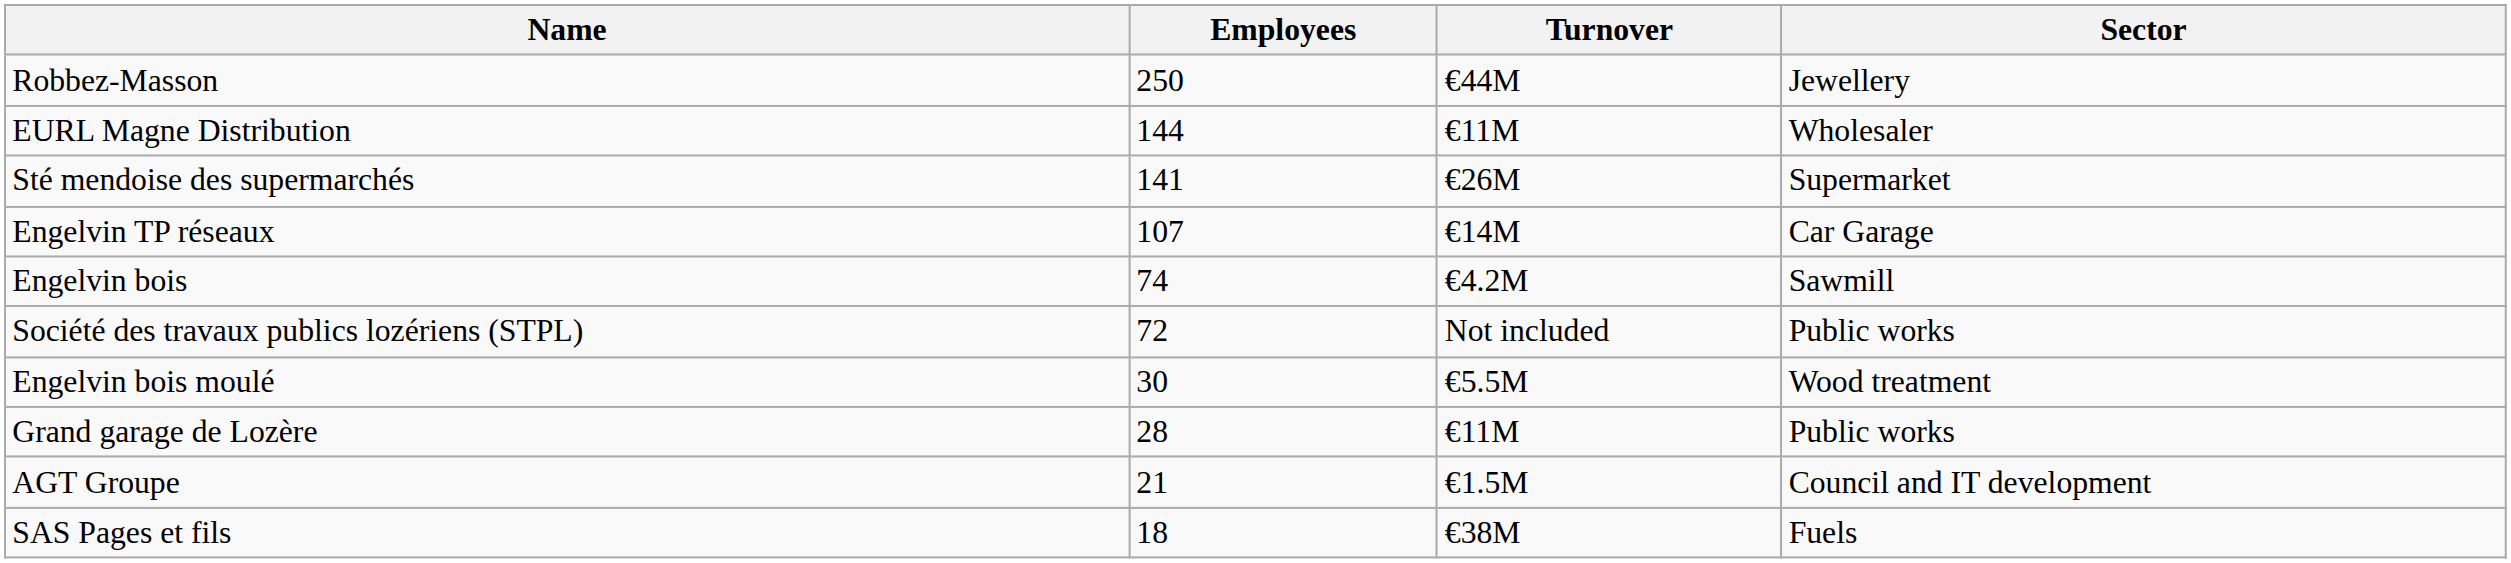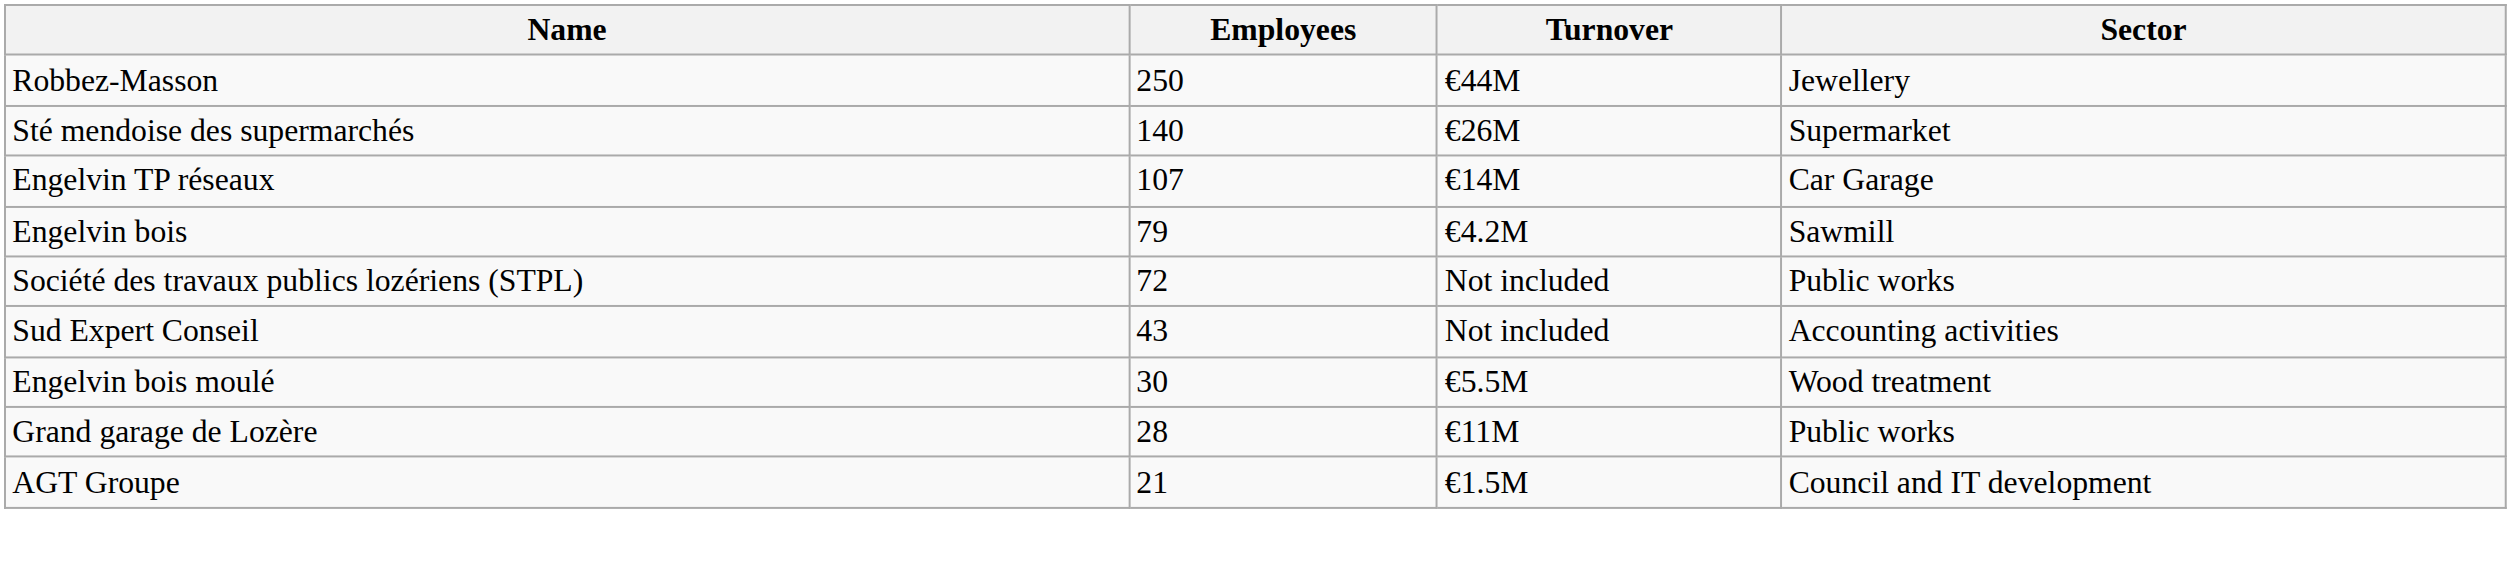- row: (182, 130)
(1160, 180) 141 -> (1160, 130) 140
(1152, 280) 74 -> (1152, 230) 79
+ row: (135, 331)
- row: (122, 532)
